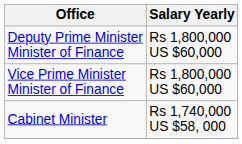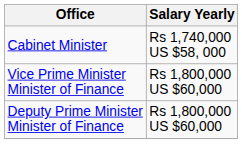rows swapped: (75, 44) <-> (57, 119)
